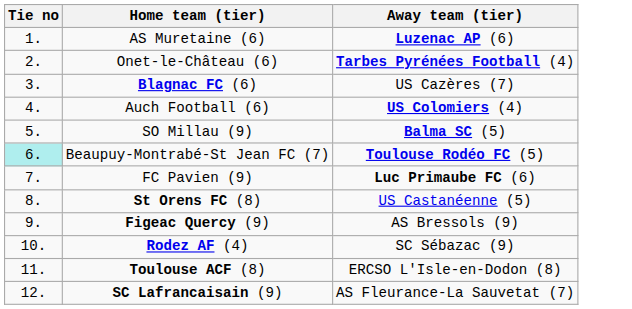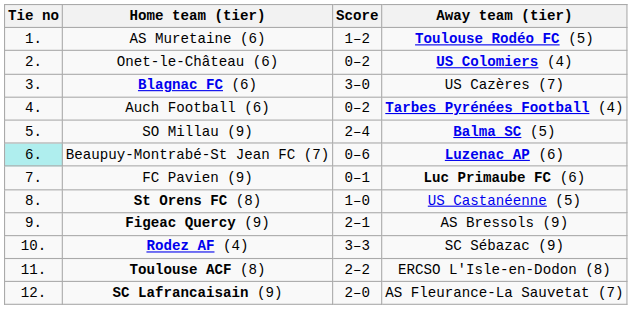+ column: (357, 16)
(455, 39) Luzenac AP (6) -> (504, 39) Toulouse Rodéo FC (5)
(455, 62) Tarbes Pyrénées Football (4) -> (504, 62) US Colomiers (4)
(455, 108) US Colomiers (4) -> (504, 108) Tarbes Pyrénées Football (4)
(455, 155) Toulouse Rodéo FC (5) -> (504, 155) Luzenac AP (6)
